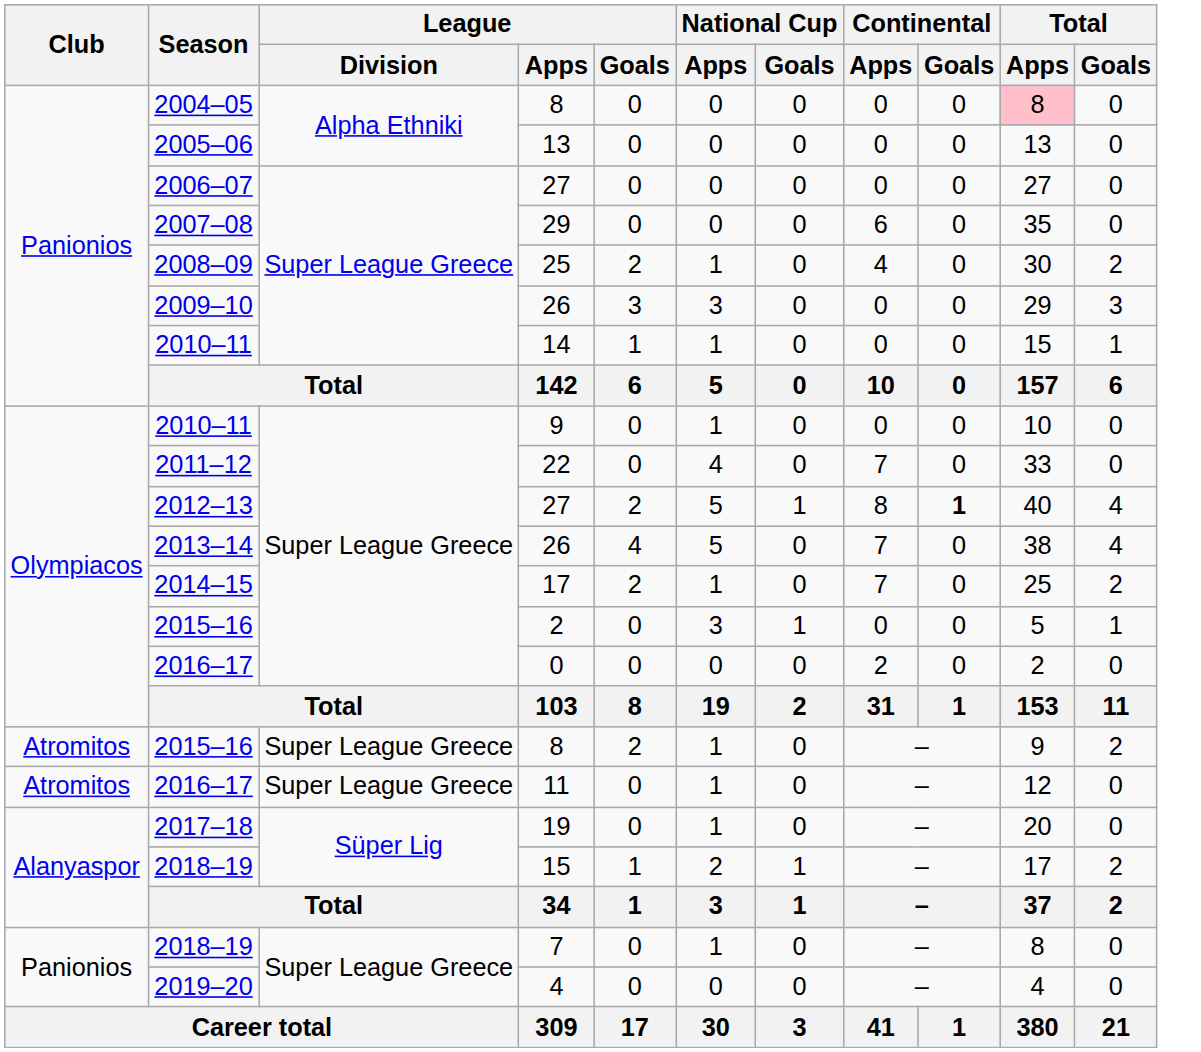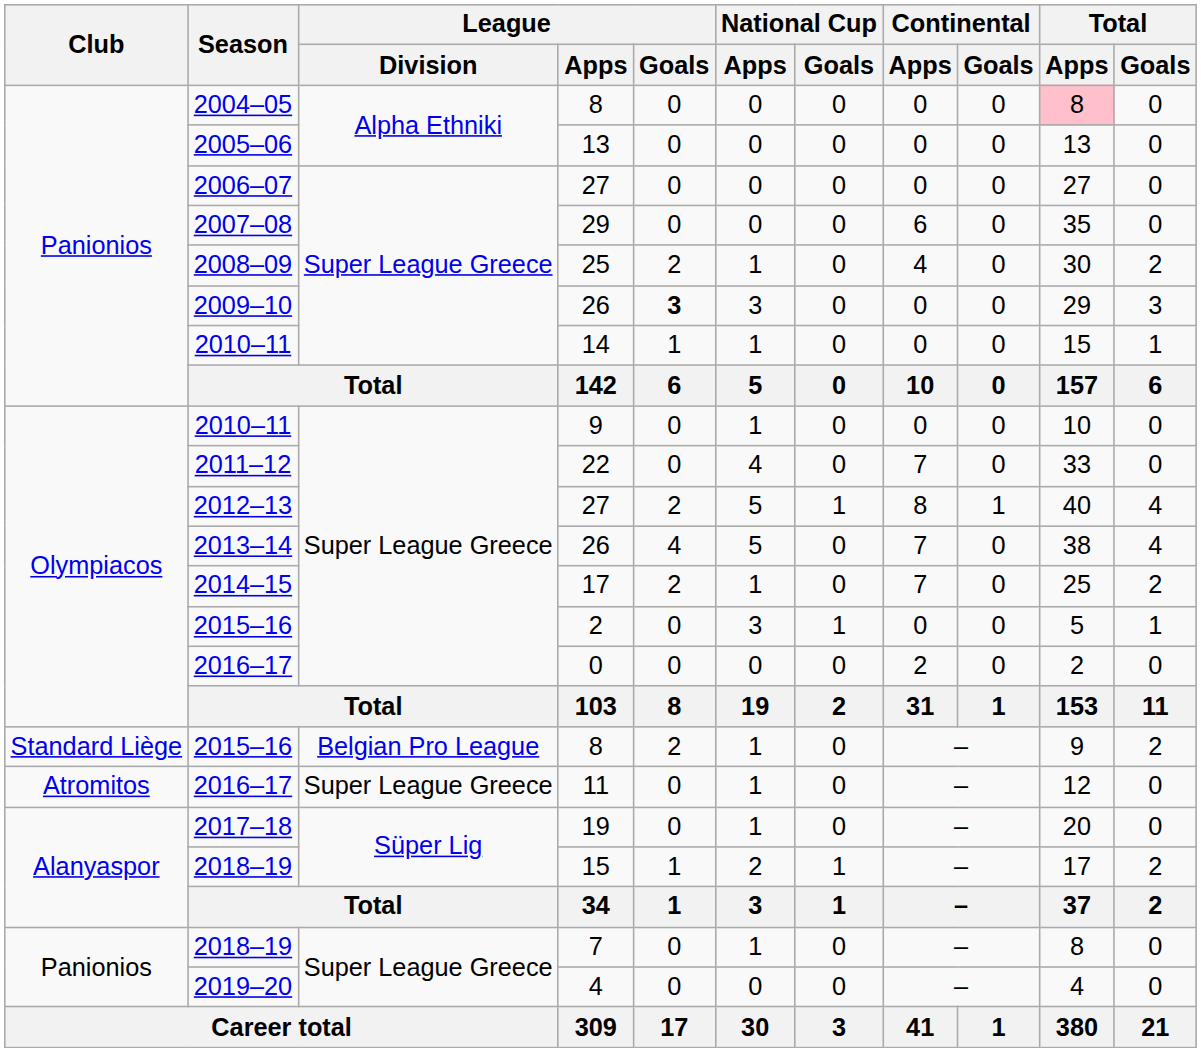(635, 305) normal -> (674, 305) bold
(959, 505) bold -> (999, 505) normal
(77, 746) Atromitos -> (96, 746) Standard Liège
(389, 746) Super League Greece -> (428, 746) Belgian Pro League
